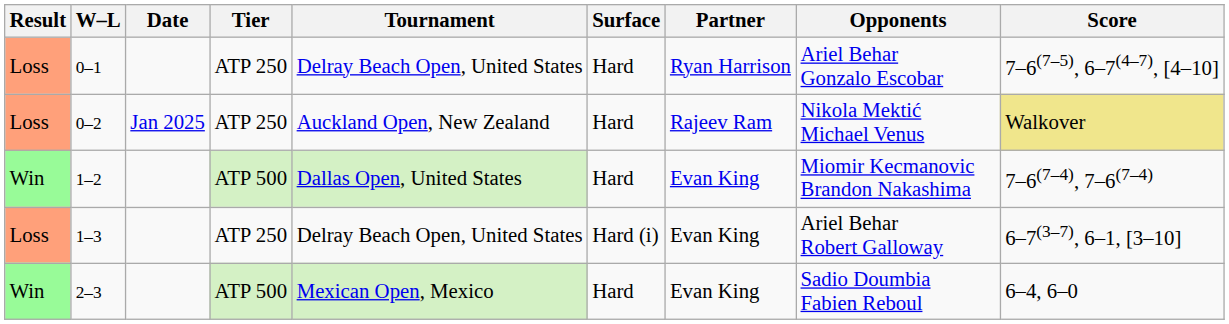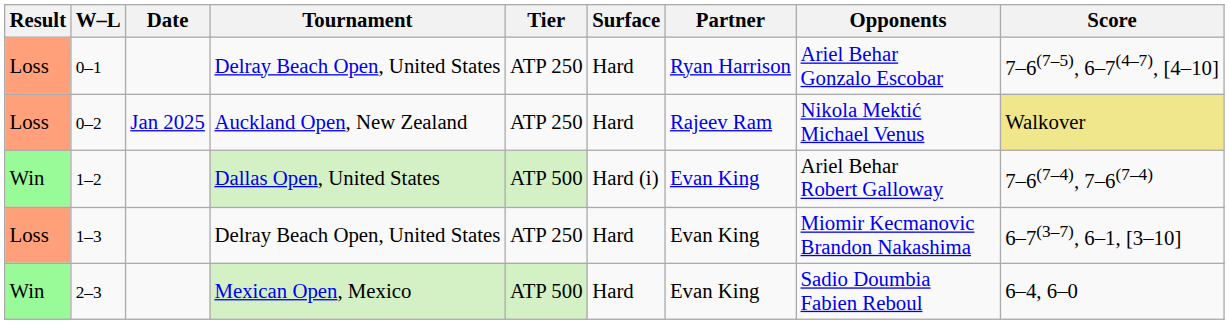columns swapped: (440, 20) <-> (251, 20)
(613, 178) Hard -> (625, 178) Hard (i)
(887, 178) Miomir Kecmanovic Brandon Nakashima -> (872, 178) Ariel Behar Robert Galloway
(625, 234) Hard (i) -> (613, 234) Hard
(872, 234) Ariel Behar Robert Galloway -> (887, 234) Miomir Kecmanovic Brandon Nakashima
